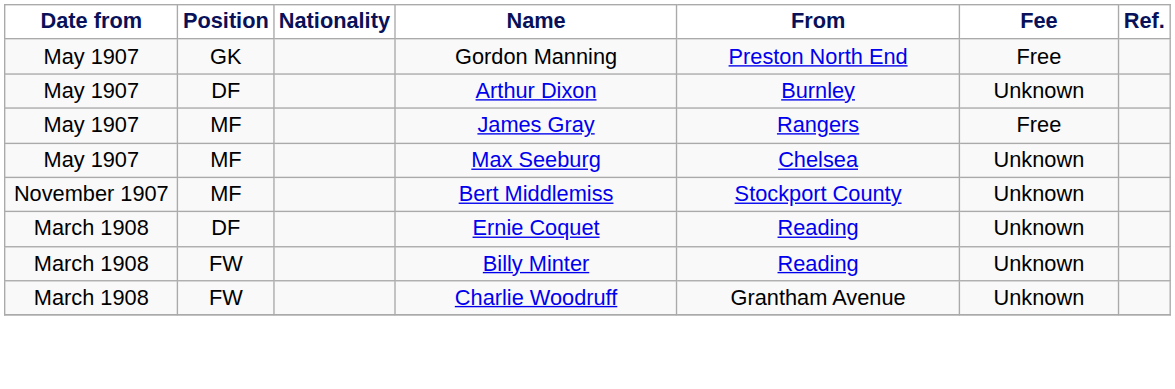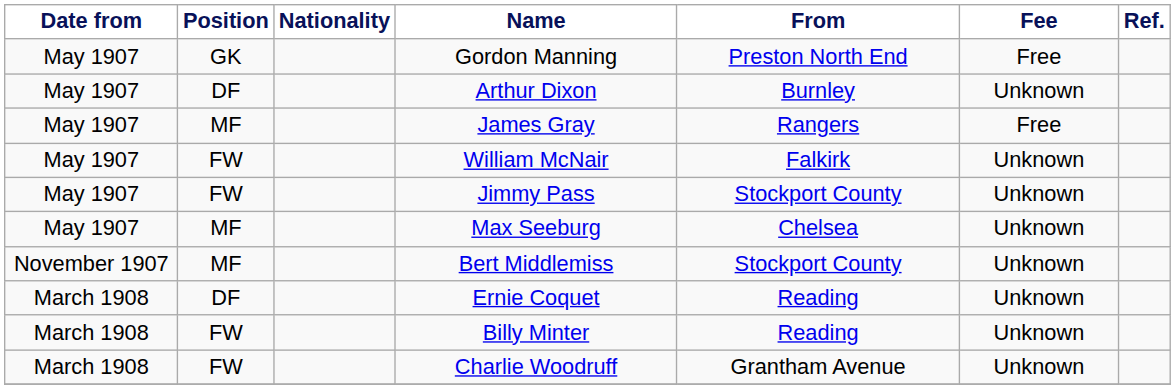+ row: (536, 159)
+ row: (536, 194)
